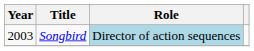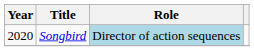(20, 35) 2003 -> (20, 35) 2020
